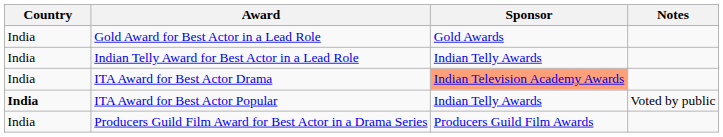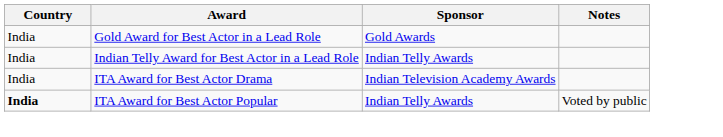(529, 79) lightsalmon background -> (460, 79) no background
- row: (261, 121)
